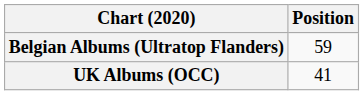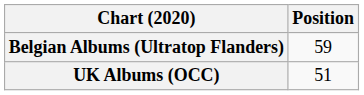(323, 75) 41 -> (323, 75) 51
